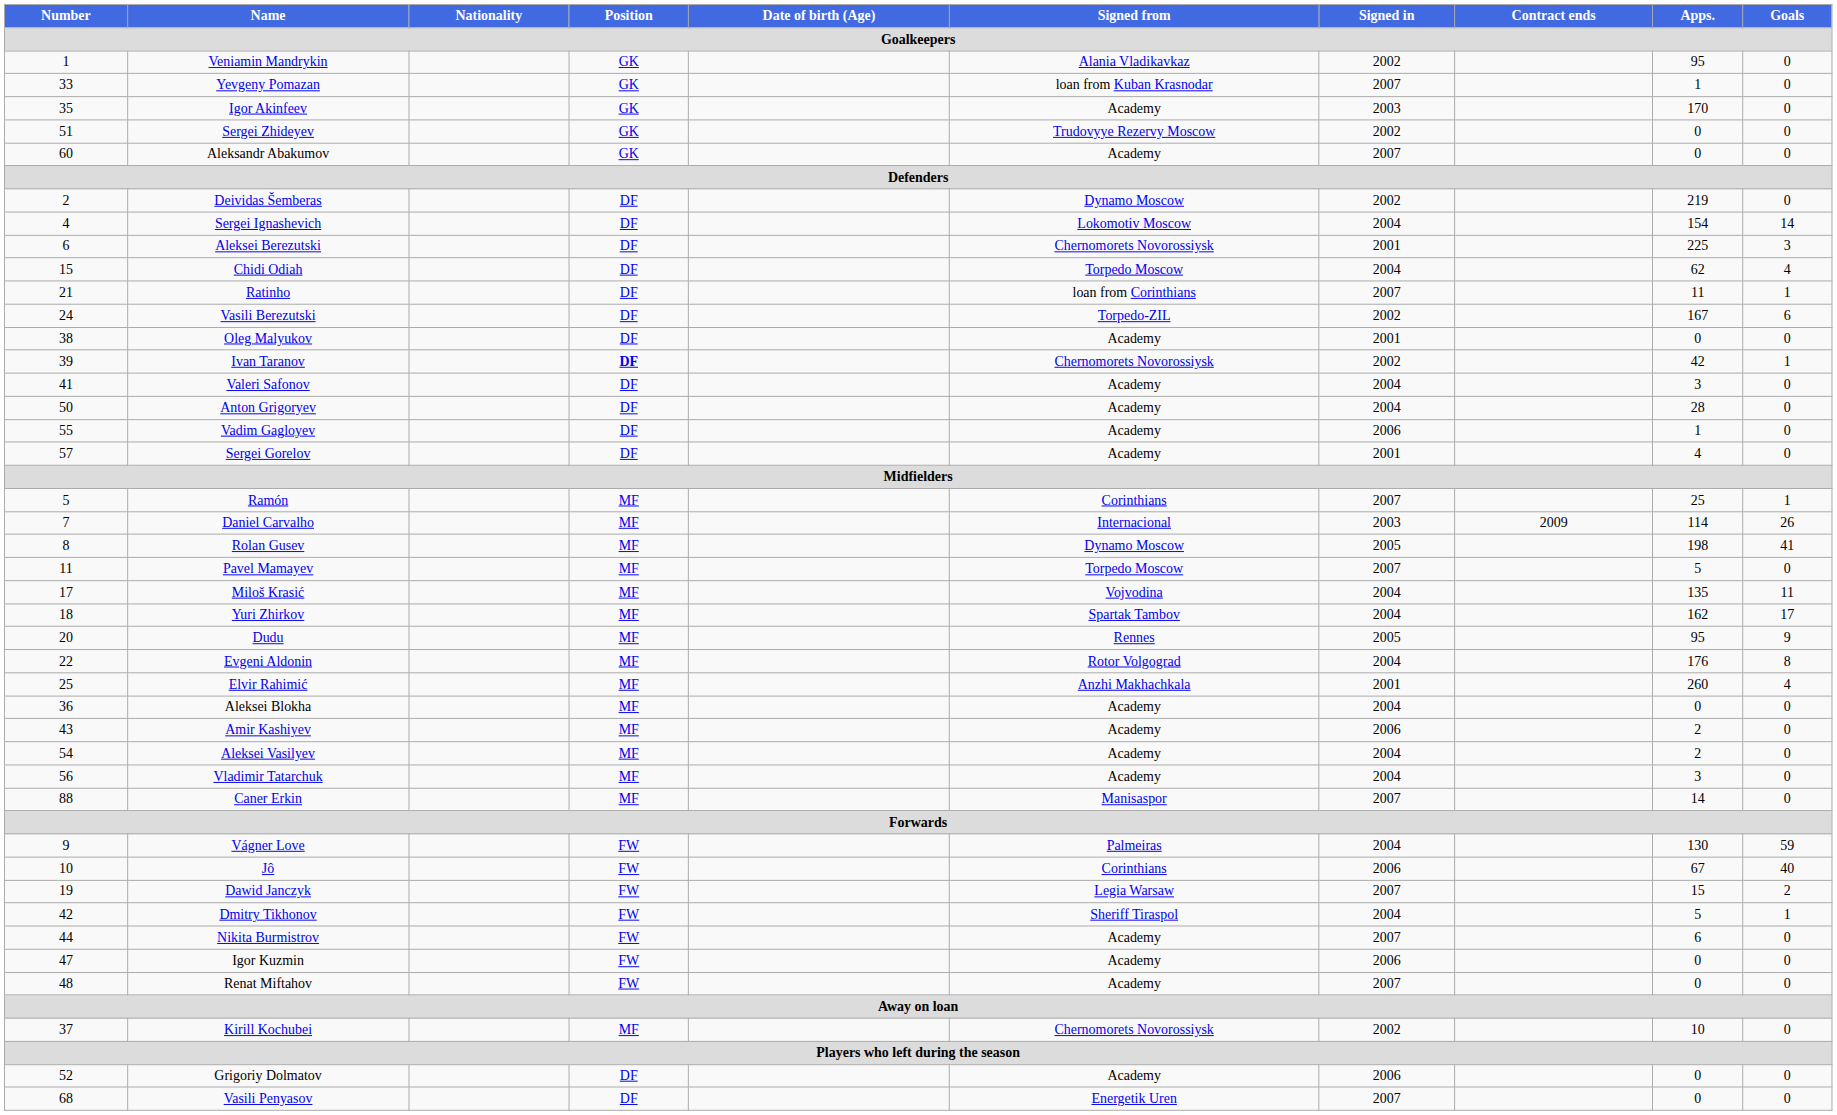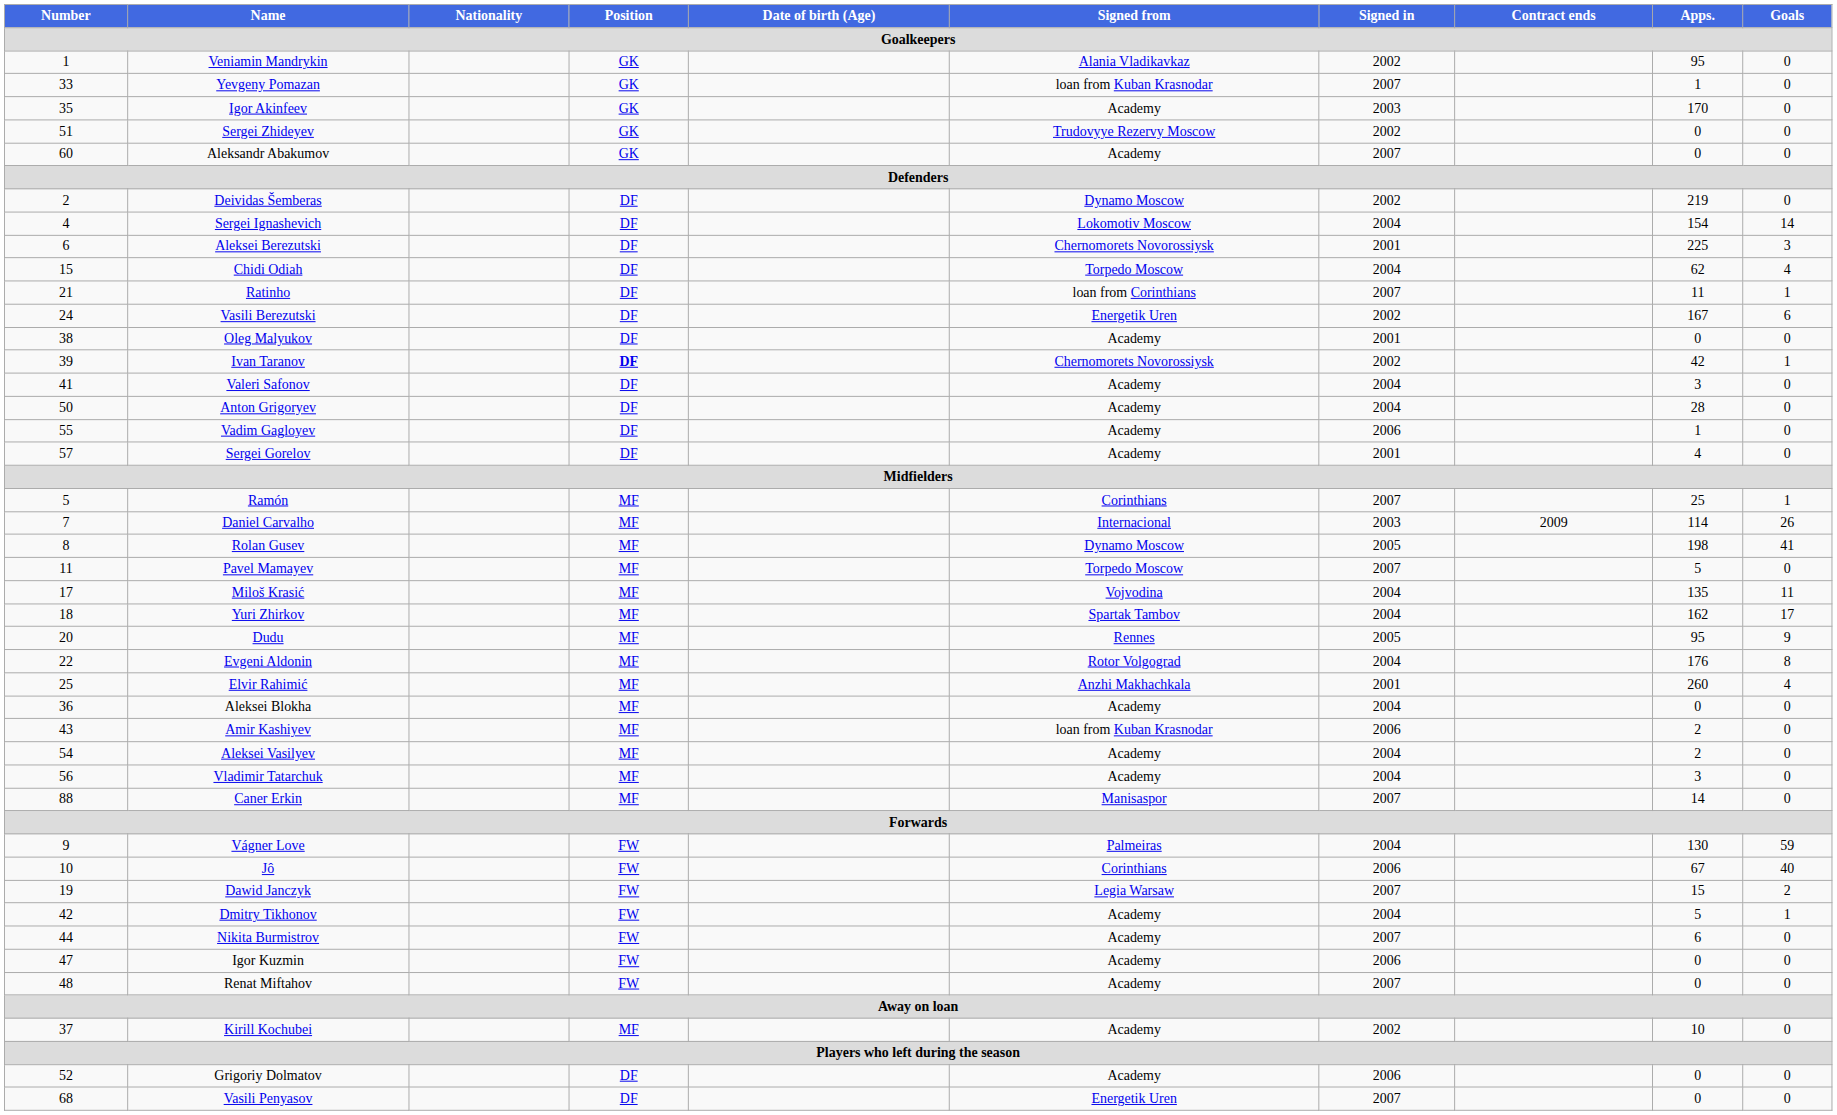(1134, 315) Torpedo-ZIL -> (1134, 315) Energetik Uren
(1134, 730) Academy -> (1134, 730) loan from Kuban Krasnodar
(1134, 914) Sheriff Tiraspol -> (1134, 914) Academy
(1134, 1030) Chernomorets Novorossiysk -> (1134, 1030) Academy
